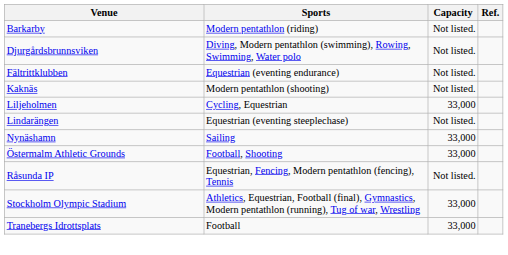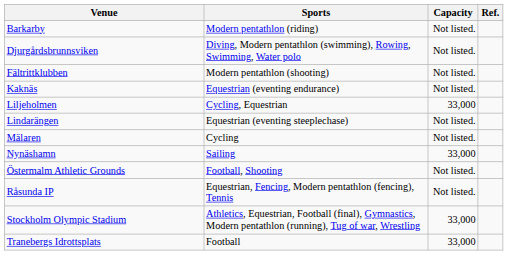(273, 72) Equestrian (eventing endurance) -> (268, 72) Modern pentathlon (shooting)
(268, 89) Modern pentathlon (shooting) -> (273, 89) Equestrian (eventing endurance)
+ row: (24, 137)
(461, 154) 33,000 -> (454, 170) Not listed.
